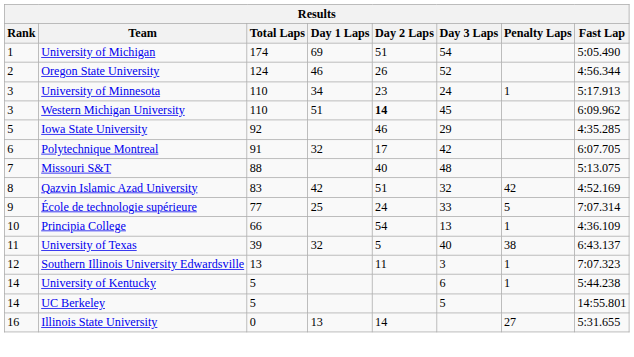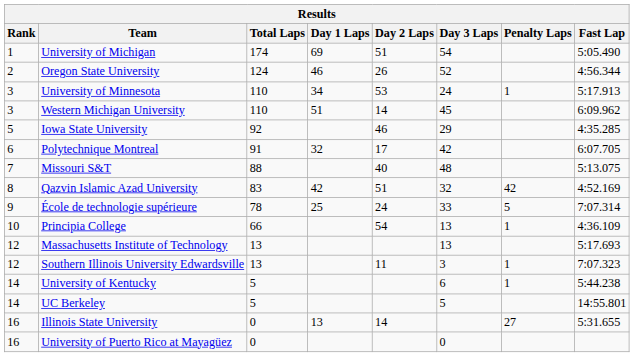(381, 91) 23 -> (381, 91) 53
(381, 110) bold -> (381, 110) normal
(256, 206) 77 -> (256, 206) 78
- row: (89, 245)
+ row: (134, 245)
+ row: (137, 341)
